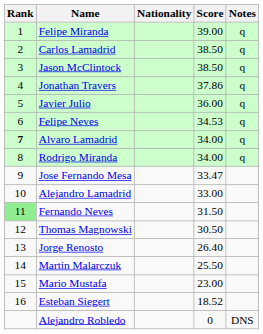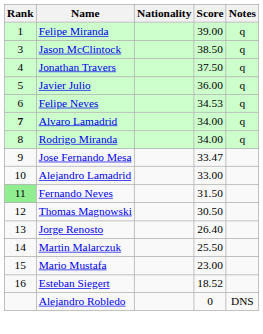- row: (77, 49)
(210, 85) 37.86 -> (210, 67) 37.50
